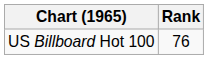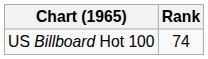(181, 41) 76 -> (181, 41) 74
